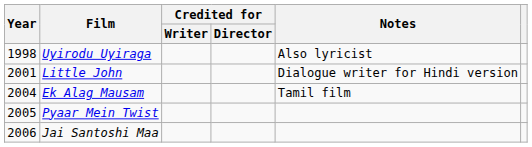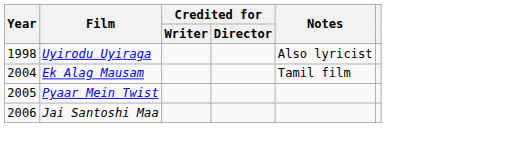- row: (82, 73)
